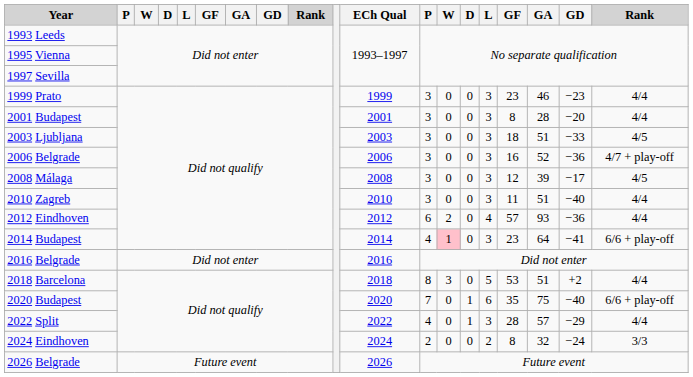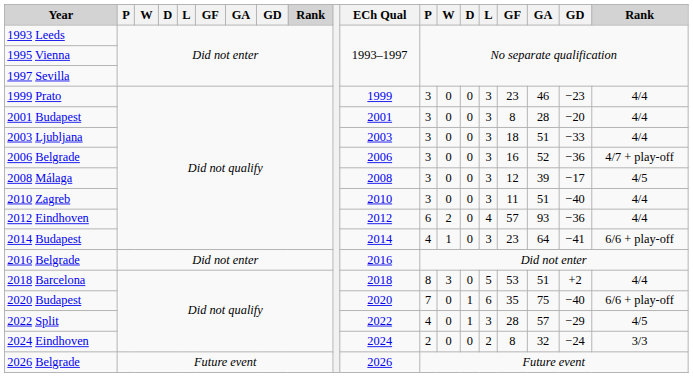(640, 137) 4/5 -> (640, 137) 4/4
(449, 239) pink background -> (449, 239) no background
(640, 321) 4/4 -> (640, 321) 4/5
